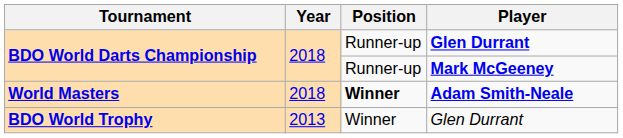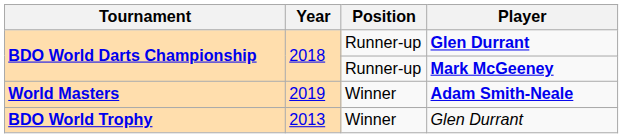(307, 94) 2018 -> (307, 94) 2019
(372, 94) bold -> (371, 94) normal
